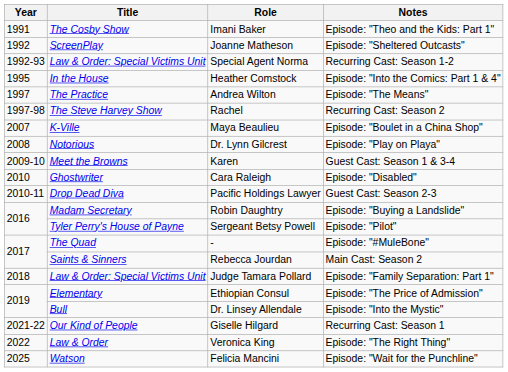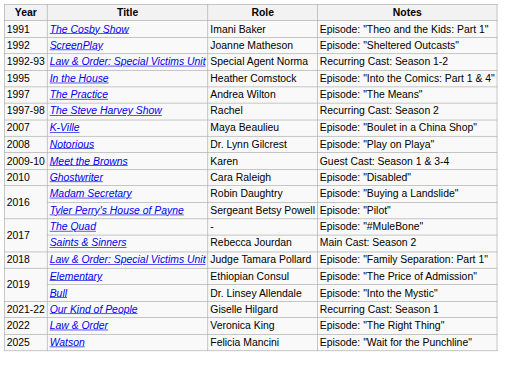- row: (266, 194)
